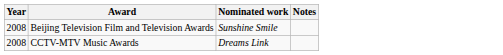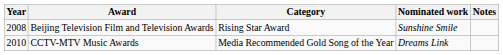+ column: (306, 12)
(16, 43) 2008 -> (16, 43) 2010
